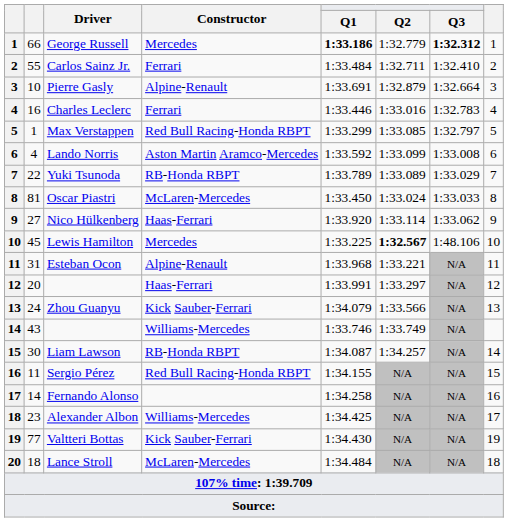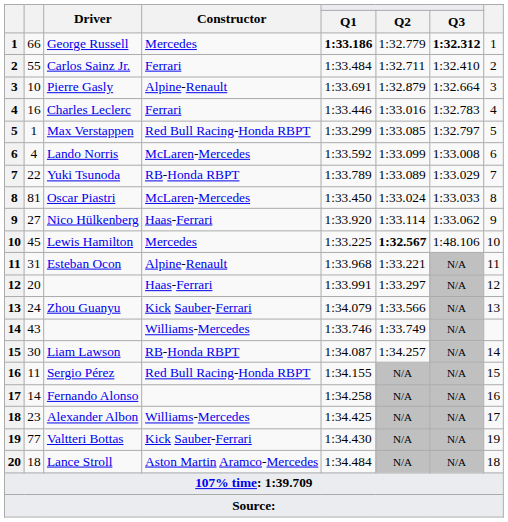(232, 153) Aston Martin Aramco-Mercedes -> (198, 153) McLaren-Mercedes
(198, 461) McLaren-Mercedes -> (232, 461) Aston Martin Aramco-Mercedes
